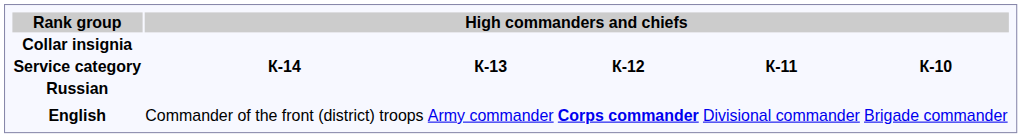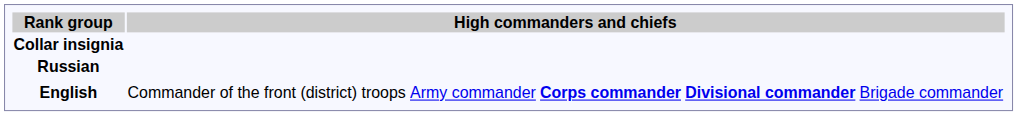- row: (77, 66)
(781, 115) normal -> (770, 93) bold
